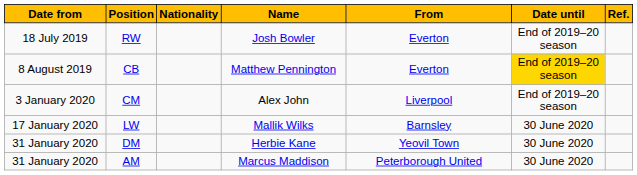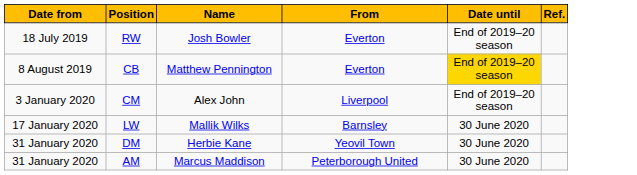- column: (189, 14)
